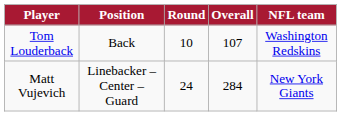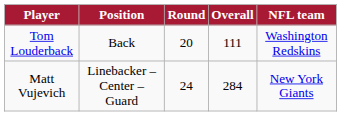(186, 43) 10 -> (186, 43) 20
(232, 43) 107 -> (232, 43) 111
